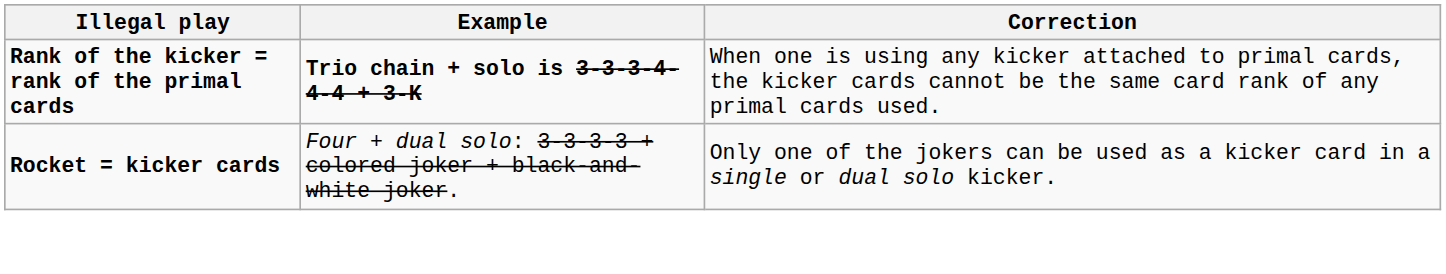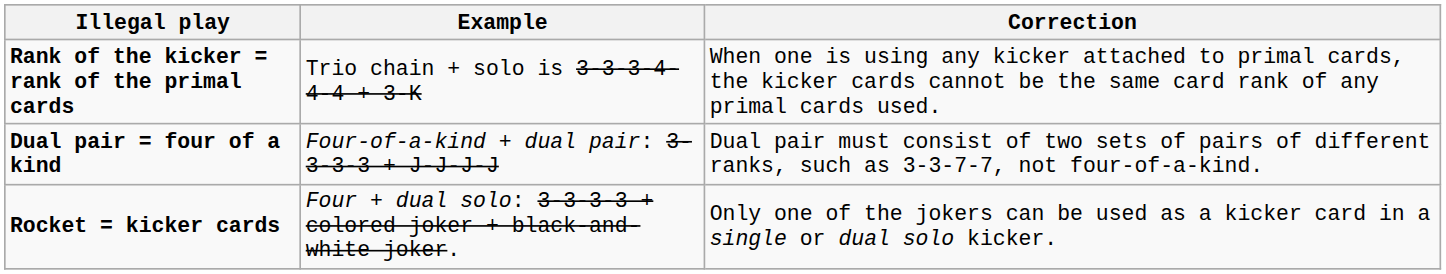(492, 82) bold -> (492, 82) normal
+ row: (145, 154)
